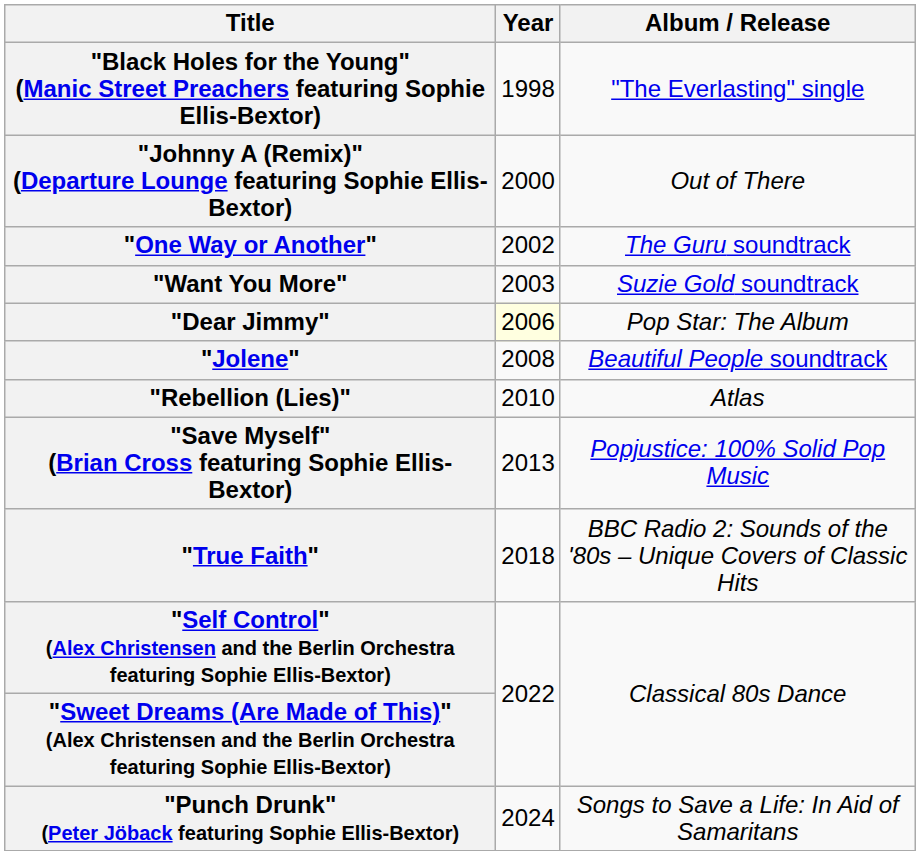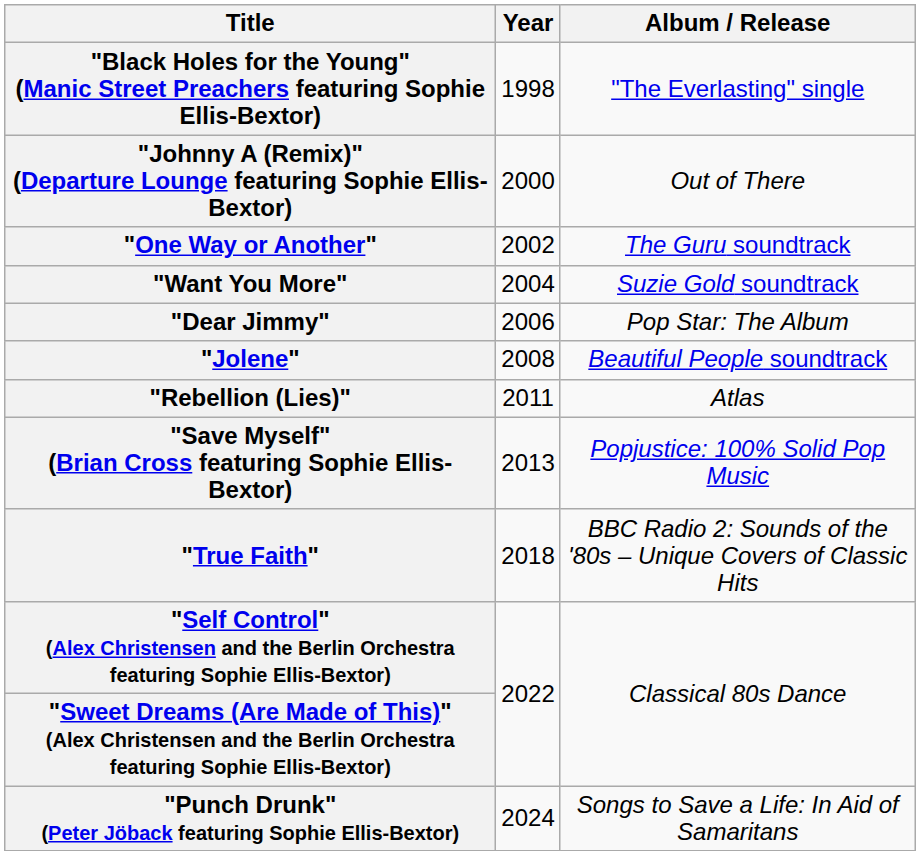(528, 283) 2003 -> (528, 283) 2004
(528, 321) lightyellow background -> (528, 321) no background
(528, 397) 2010 -> (528, 397) 2011
